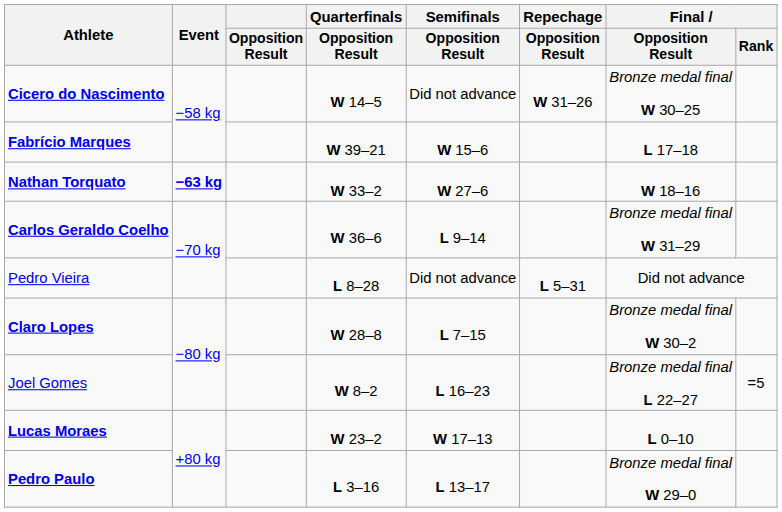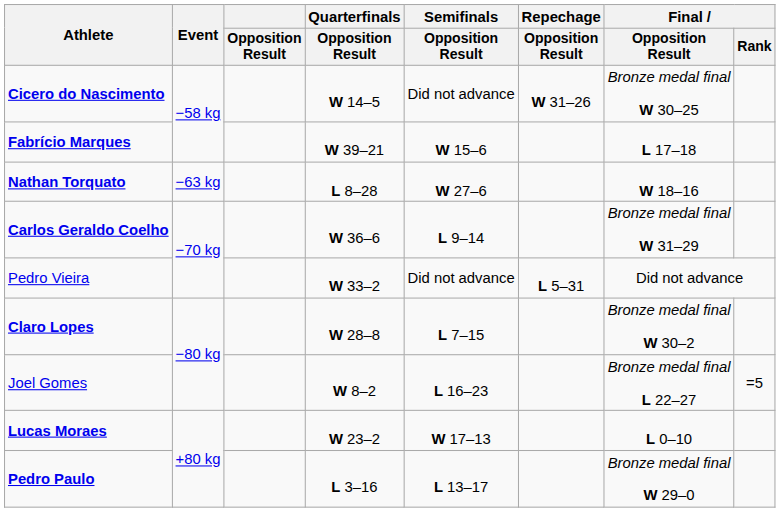(199, 182) bold -> (198, 182) normal
(356, 190) W 33–2 -> (354, 190) L 8–28
(356, 287) L 8–28 -> (354, 287) W 33–2
